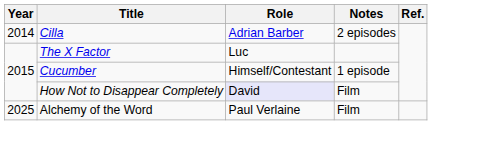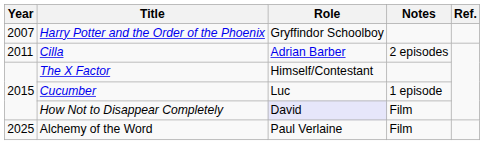+ row: (152, 33)
(21, 33) 2014 -> (20, 52) 2011
(238, 52) Luc -> (322, 71) Himself/Contestant
(280, 71) Himself/Contestant -> (280, 91) Luc
